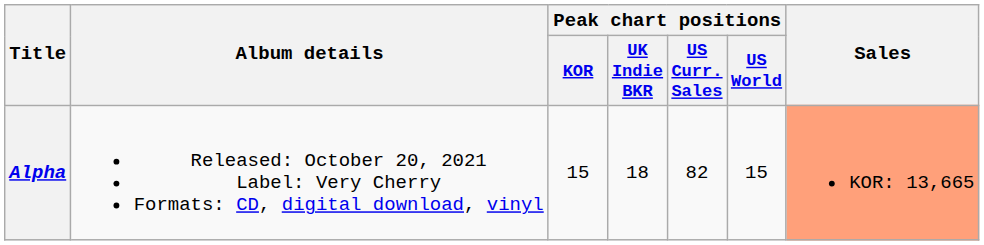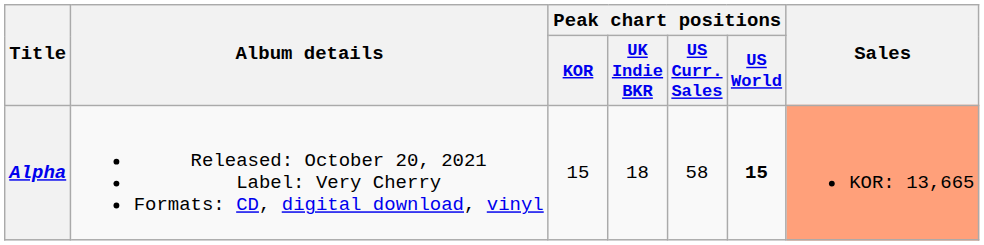(697, 173) 82 -> (697, 173) 58
(757, 173) normal -> (757, 173) bold
